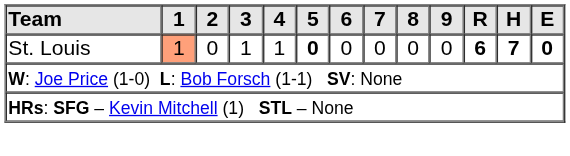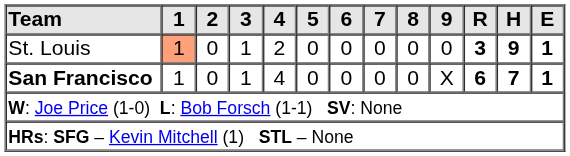(279, 48) 1 -> (279, 48) 2
(313, 48) bold -> (313, 48) normal
(480, 48) 6 -> (480, 48) 3
(514, 48) 7 -> (514, 48) 9
(547, 48) 0 -> (547, 48) 1
+ row: (81, 77)
